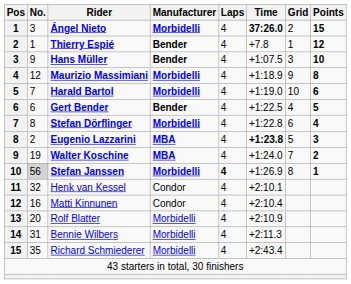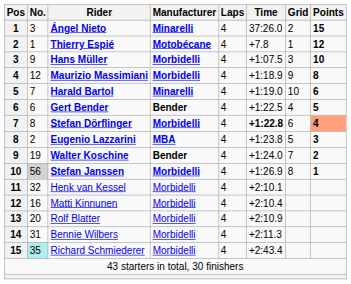(176, 28) Morbidelli -> (173, 28) Minarelli
(266, 28) bold -> (266, 28) normal
(170, 44) Bender -> (182, 44) Motobécane
(170, 60) Bender -> (176, 60) Morbidelli
(176, 92) Morbidelli -> (173, 92) Minarelli
(266, 124) normal -> (266, 124) bold
(316, 124) no background -> (316, 124) lightsalmon background
(266, 140) bold -> (266, 140) normal
(164, 155) MBA -> (170, 155) Bender
(224, 171) bold -> (224, 171) normal
(169, 187) Condor -> (174, 187) Morbidelli
(169, 203) Condor -> (174, 203) Morbidelli
(35, 251) no background -> (35, 251) paleturquoise background
